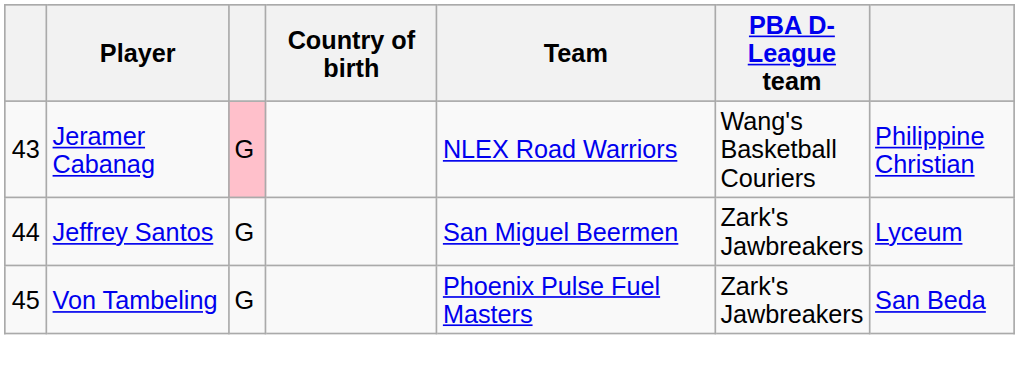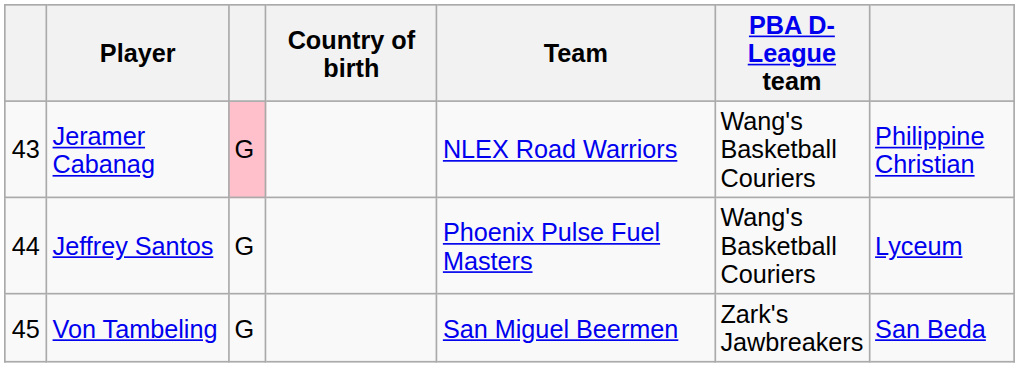(561, 232) San Miguel Beermen -> (552, 246) Phoenix Pulse Fuel Masters
(792, 232) Zark's Jawbreakers -> (779, 246) Wang's Basketball Couriers
(552, 300) Phoenix Pulse Fuel Masters -> (561, 328) San Miguel Beermen
